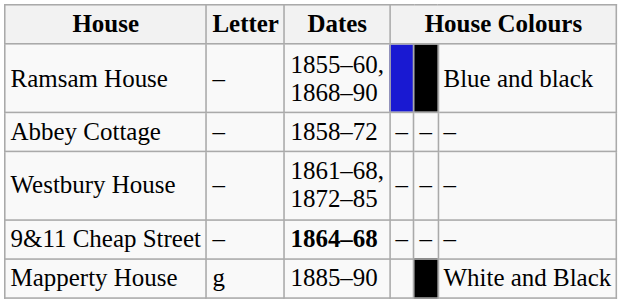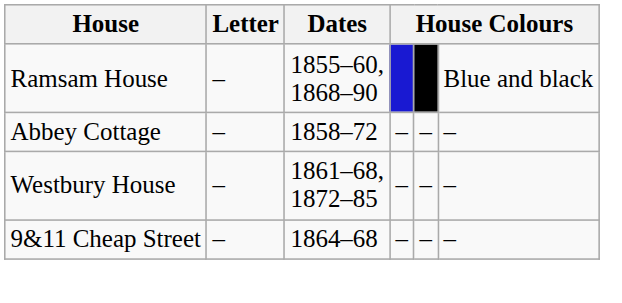(334, 238) bold -> (334, 238) normal
- row: (94, 278)
